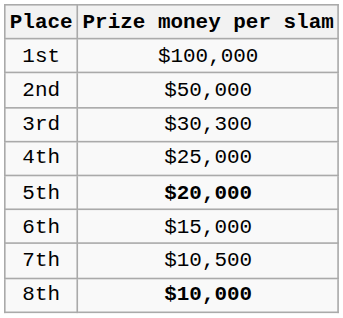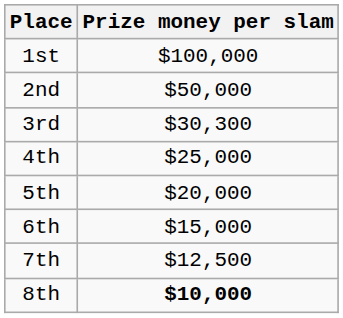(208, 192) bold -> (208, 192) normal
(208, 261) $10,500 -> (208, 261) $12,500
